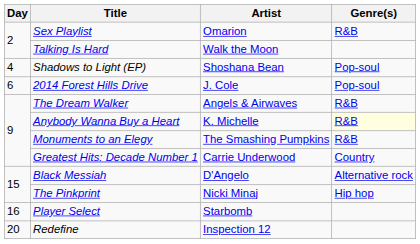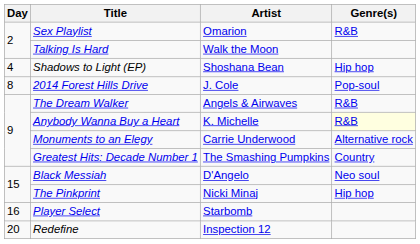(357, 67) Pop-soul -> (354, 67) Hip hop
(10, 85) 6 -> (10, 85) 8
(266, 139) The Smashing Pumpkins -> (249, 139) Carrie Underwood
(346, 139) R&B -> (374, 139) Alternative rock
(249, 157) Carrie Underwood -> (266, 157) The Smashing Pumpkins
(374, 175) Alternative rock -> (357, 175) Neo soul
